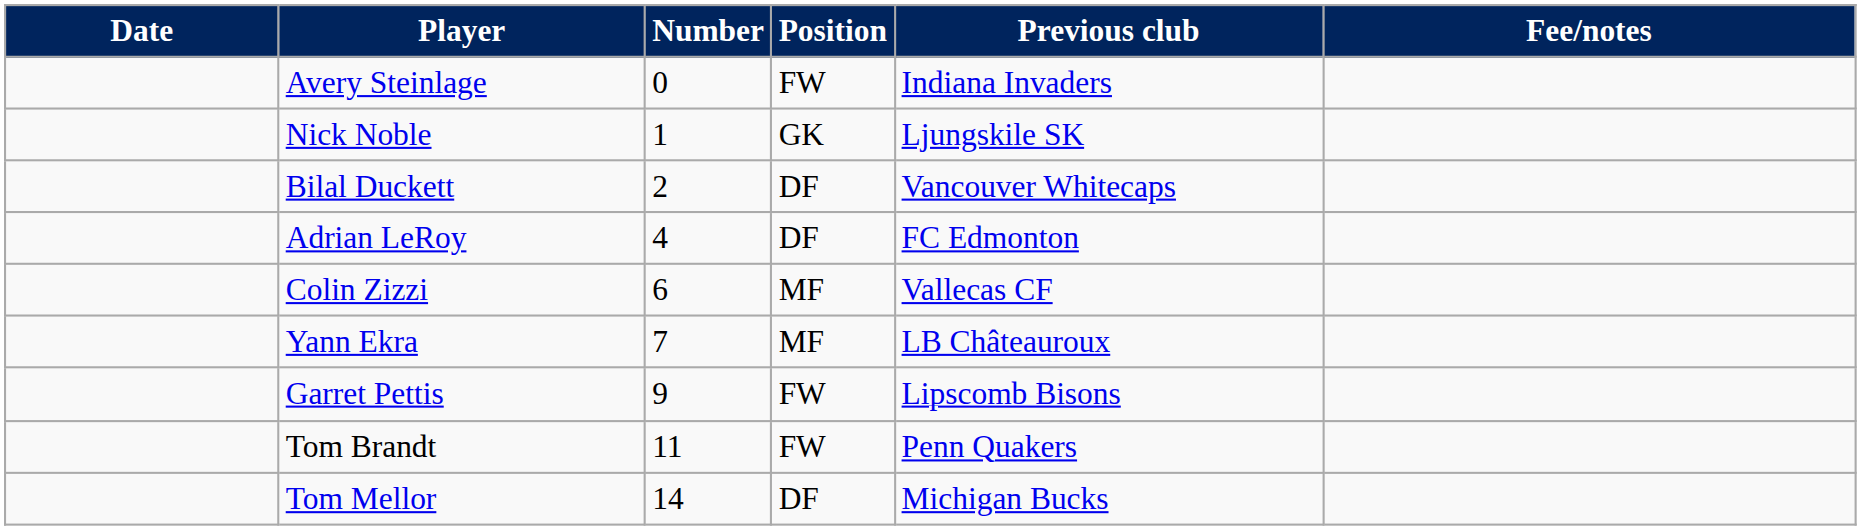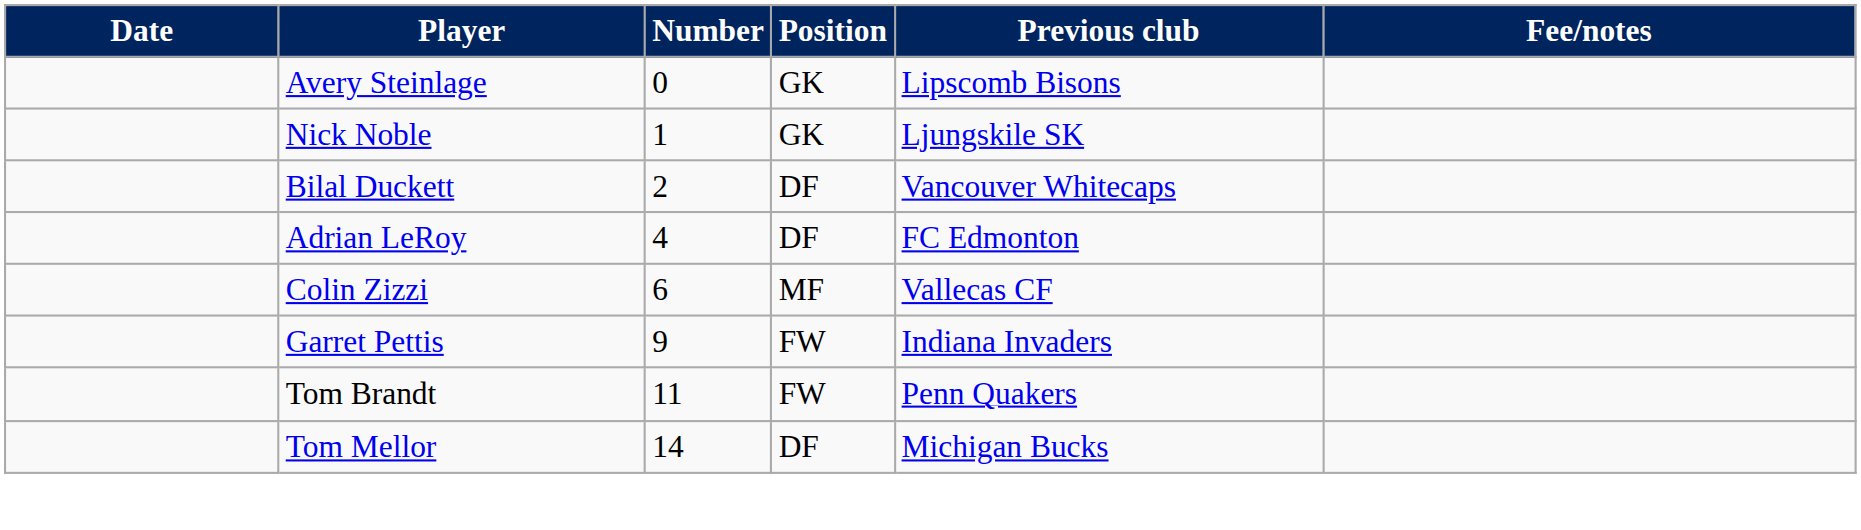(802, 82) FW -> (801, 82) GK
(1007, 82) Indiana Invaders -> (1011, 82) Lipscomb Bisons
- row: (352, 341)
(1011, 393) Lipscomb Bisons -> (1007, 341) Indiana Invaders
